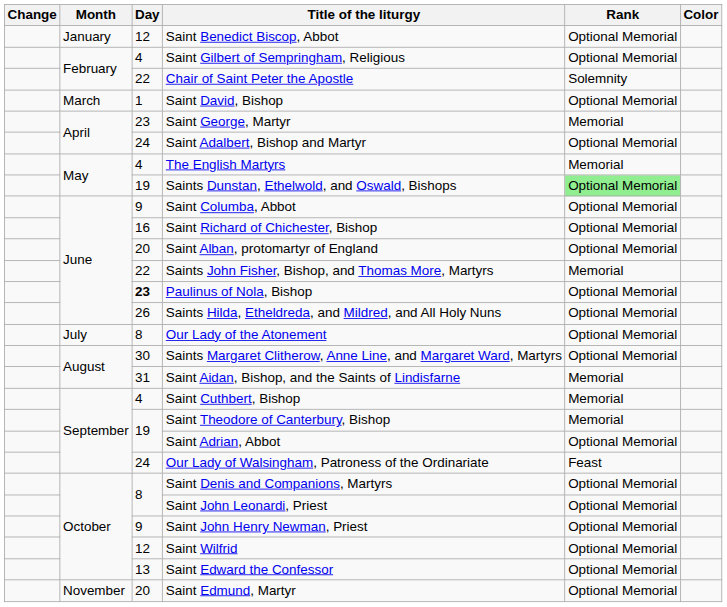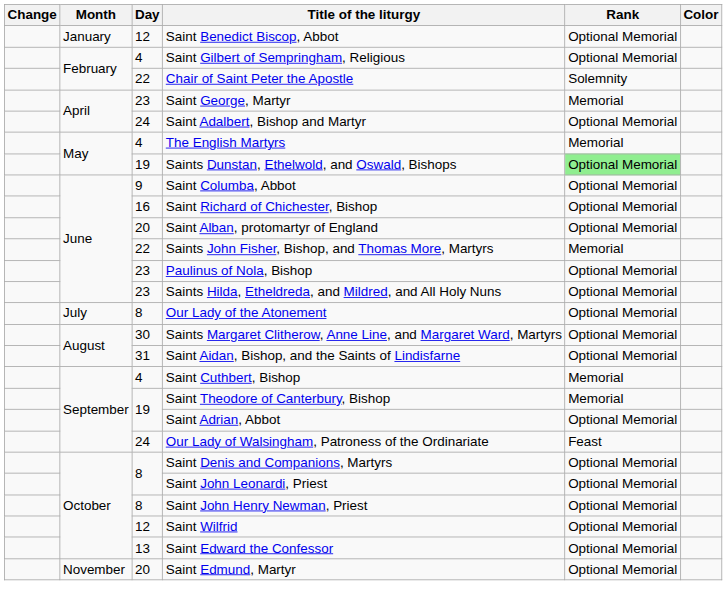- row: (224, 100)
(142, 292) bold -> (142, 270) normal
(142, 313) 26 -> (142, 292) 23
(596, 377) Memorial -> (623, 356) Optional Memorial
(139, 526) 9 -> (139, 505) 8
